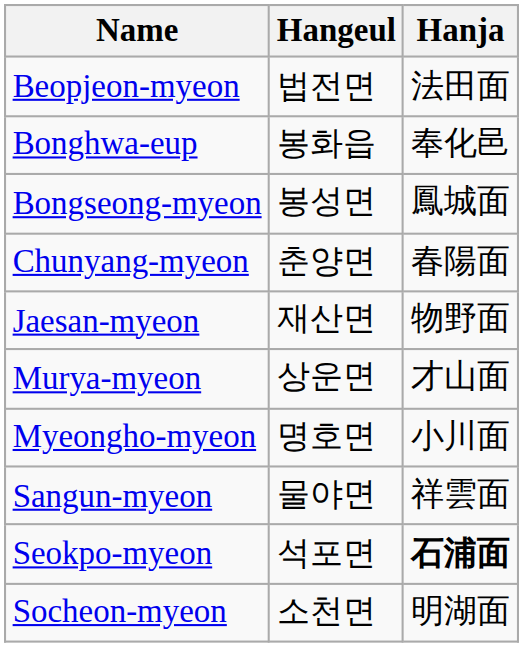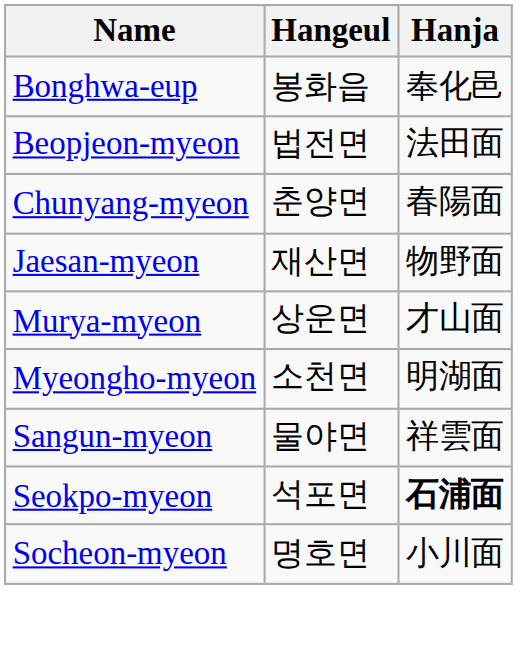rows swapped: (105, 144) <-> (126, 85)
- row: (137, 202)
(326, 435) 명호면 -> (321, 377) 소천면
(461, 435) 小川面 -> (455, 377) 明湖面
(326, 611) 소천면 -> (321, 552) 명호면
(461, 611) 明湖面 -> (455, 552) 小川面
